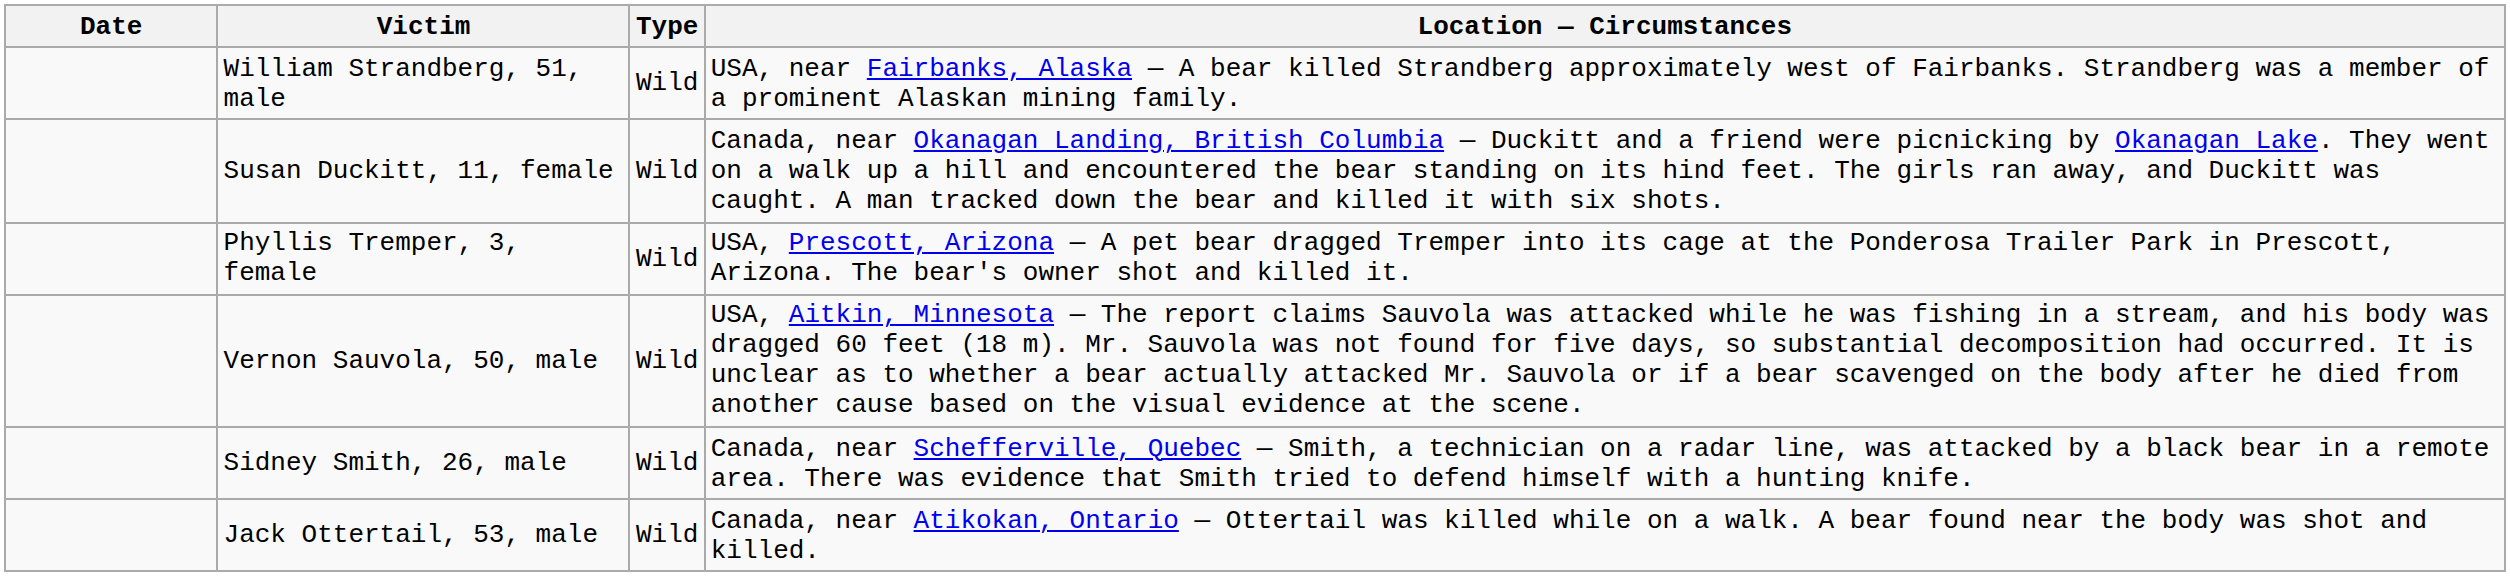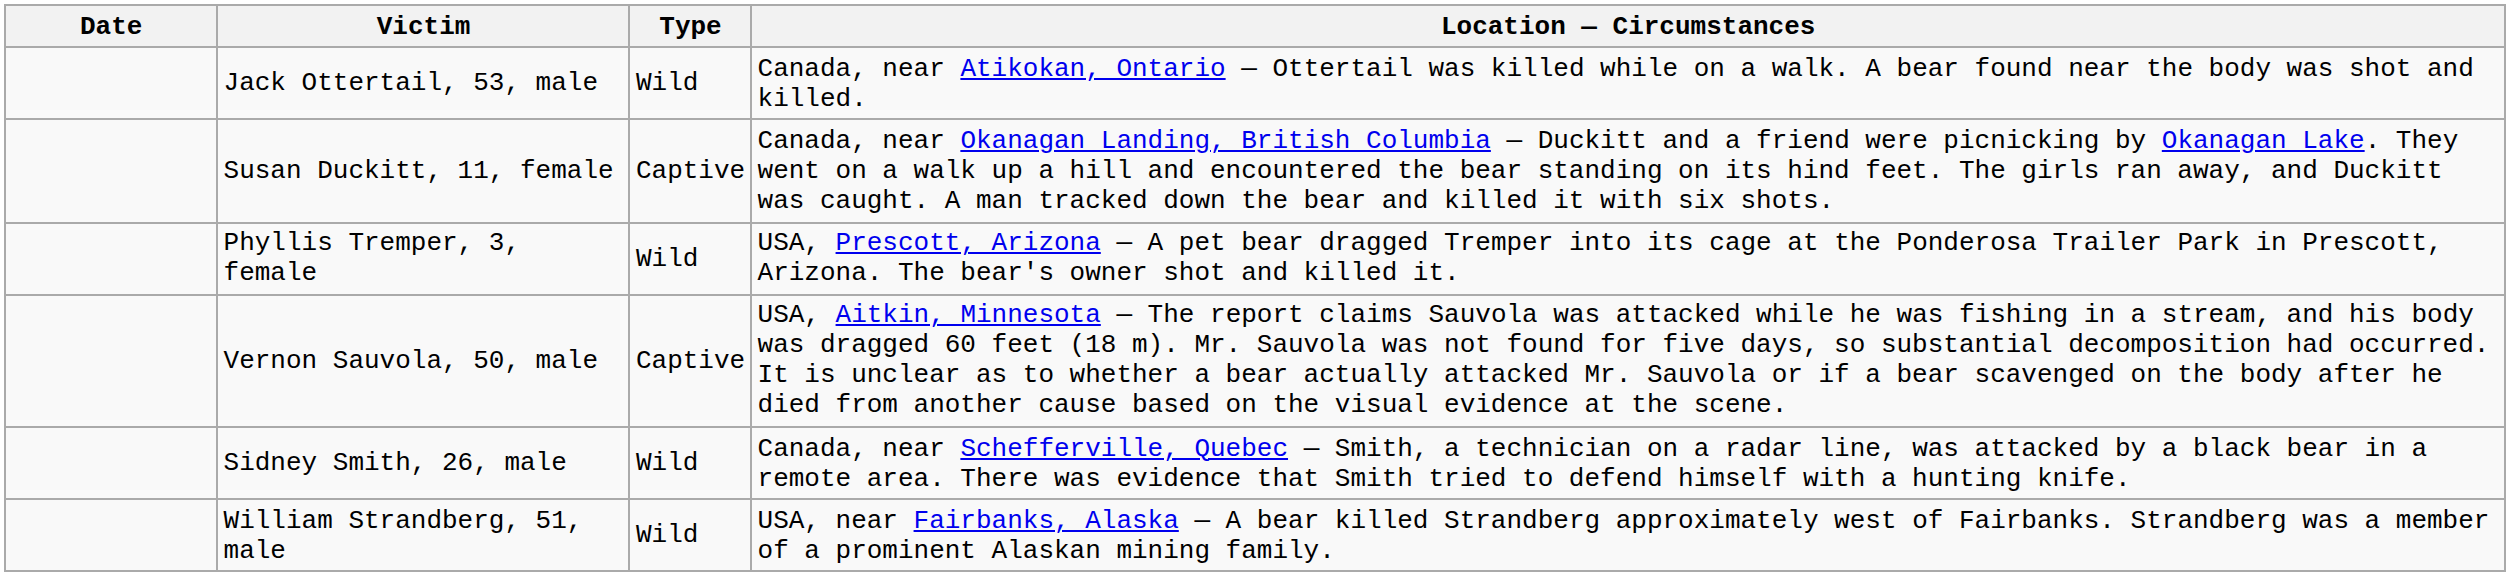rows swapped: (411, 535) <-> (403, 84)
(667, 171) Wild -> (691, 171) Captive
(667, 361) Wild -> (691, 361) Captive
